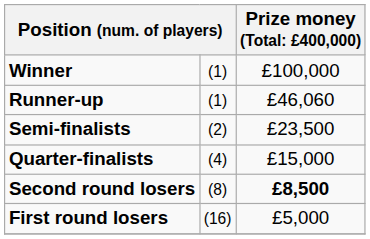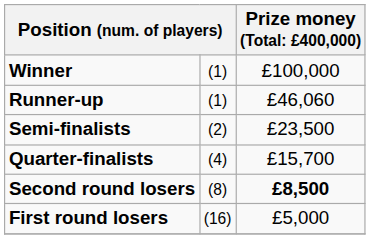(301, 159) £15,000 -> (301, 159) £15,700
